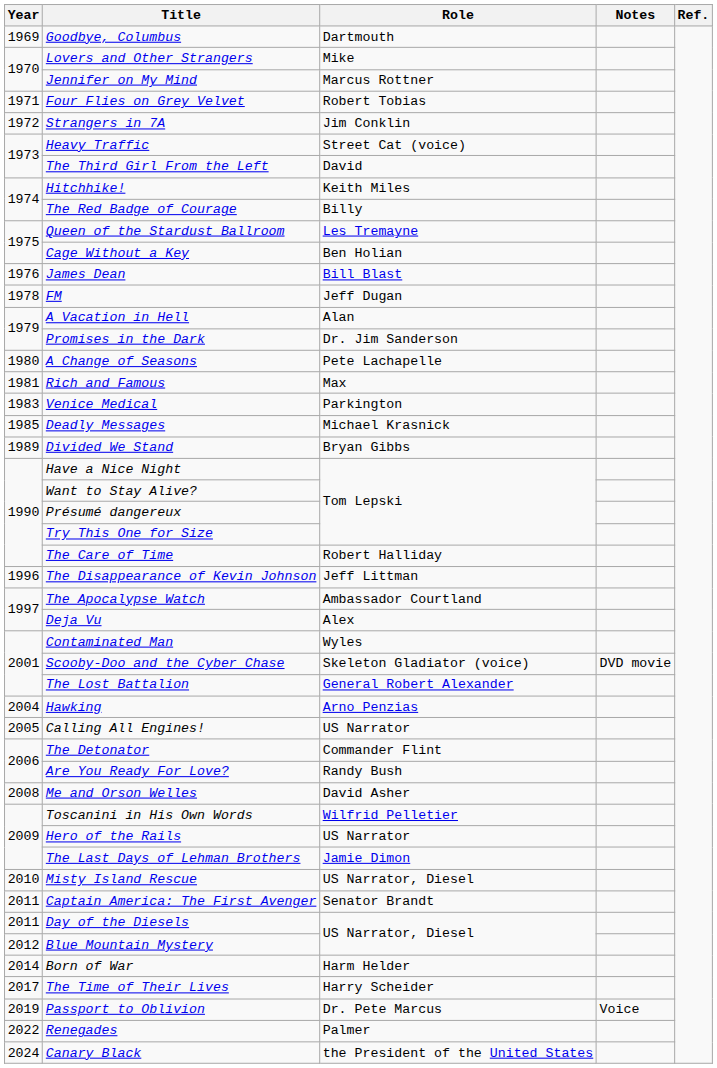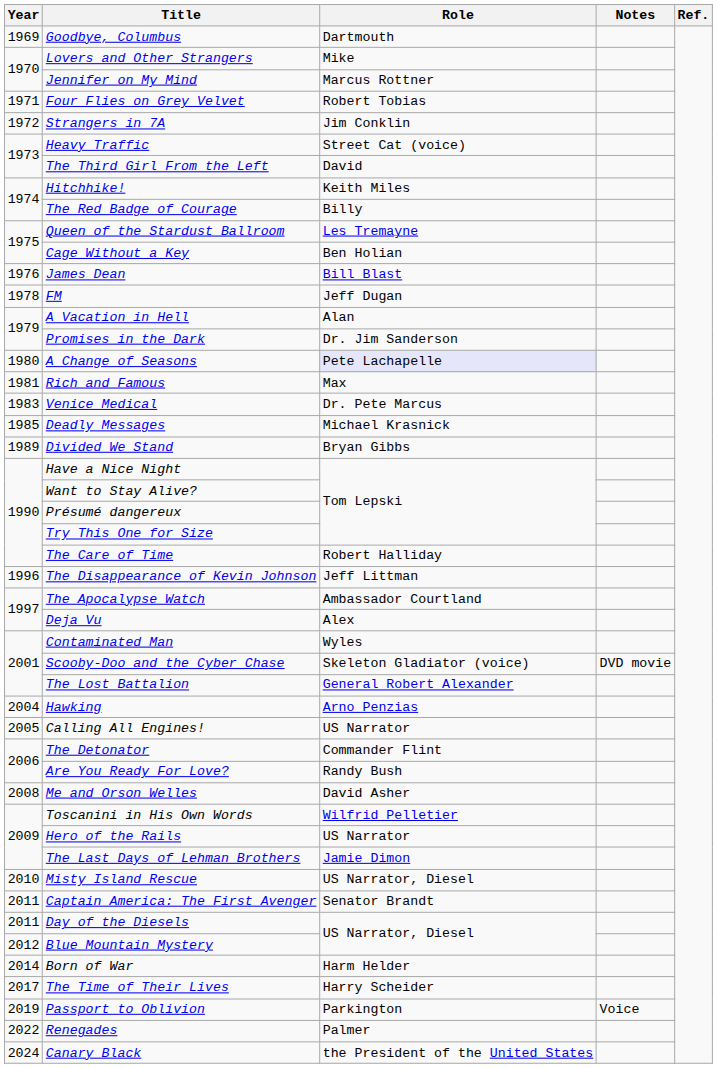(382, 361) no background -> (382, 361) lavender background
(362, 404) Parkington -> (382, 404) Dr. Pete Marcus
(382, 1009) Dr. Pete Marcus -> (362, 1009) Parkington
